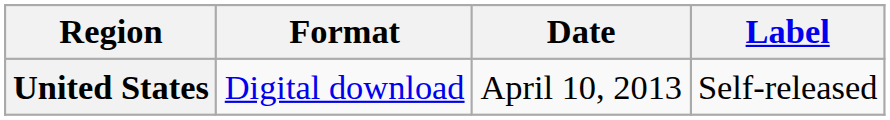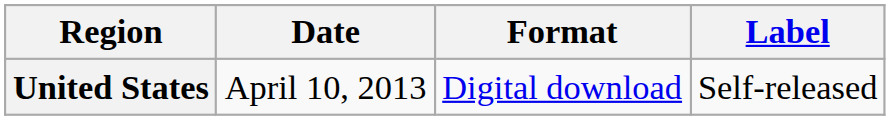columns swapped: (581, 31) <-> (345, 31)
